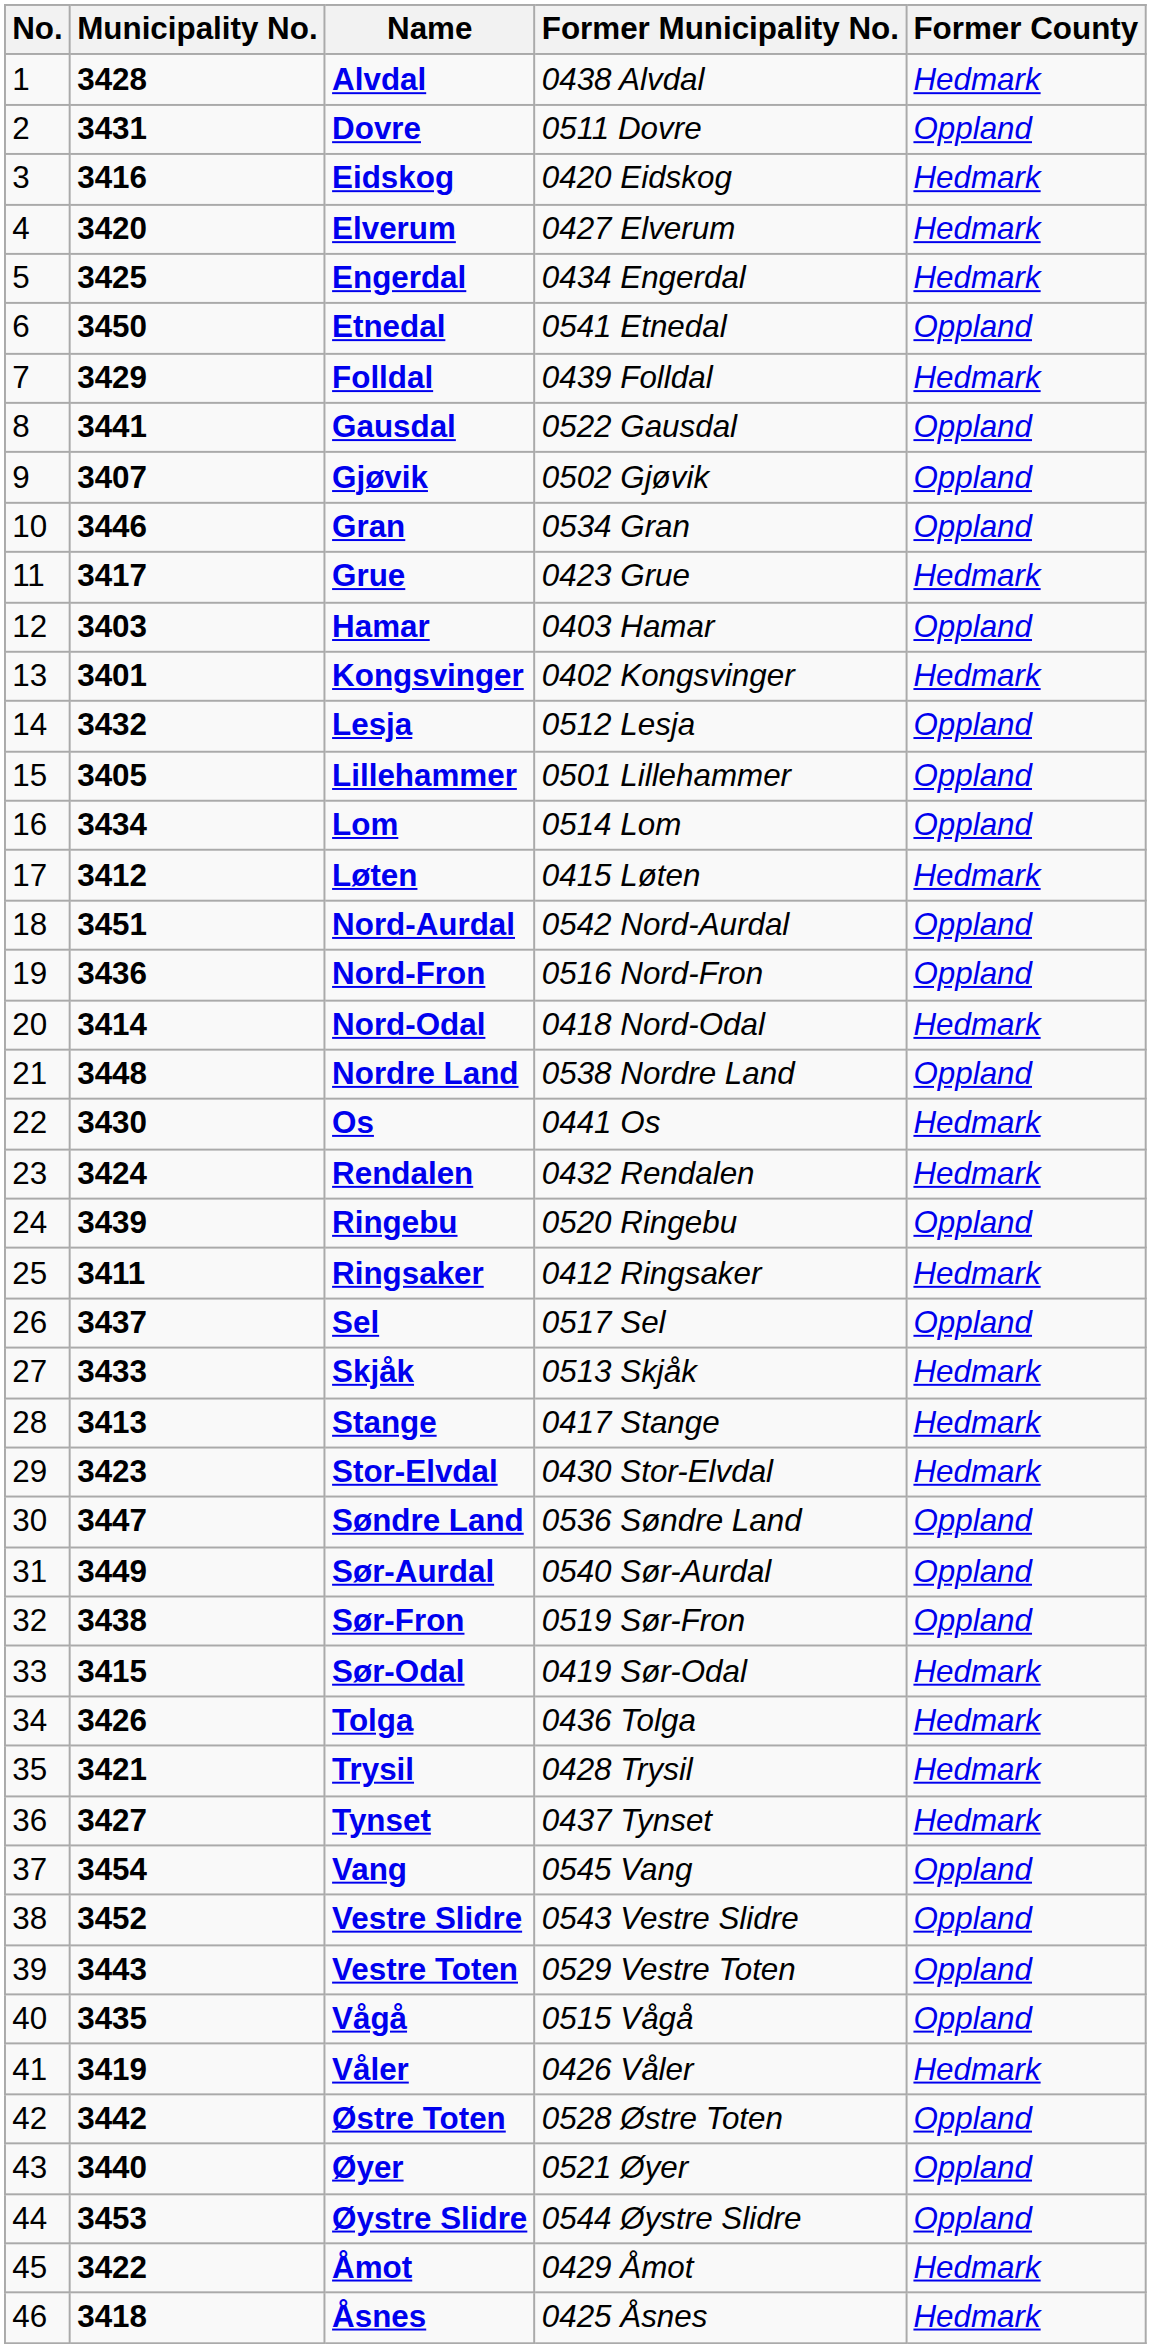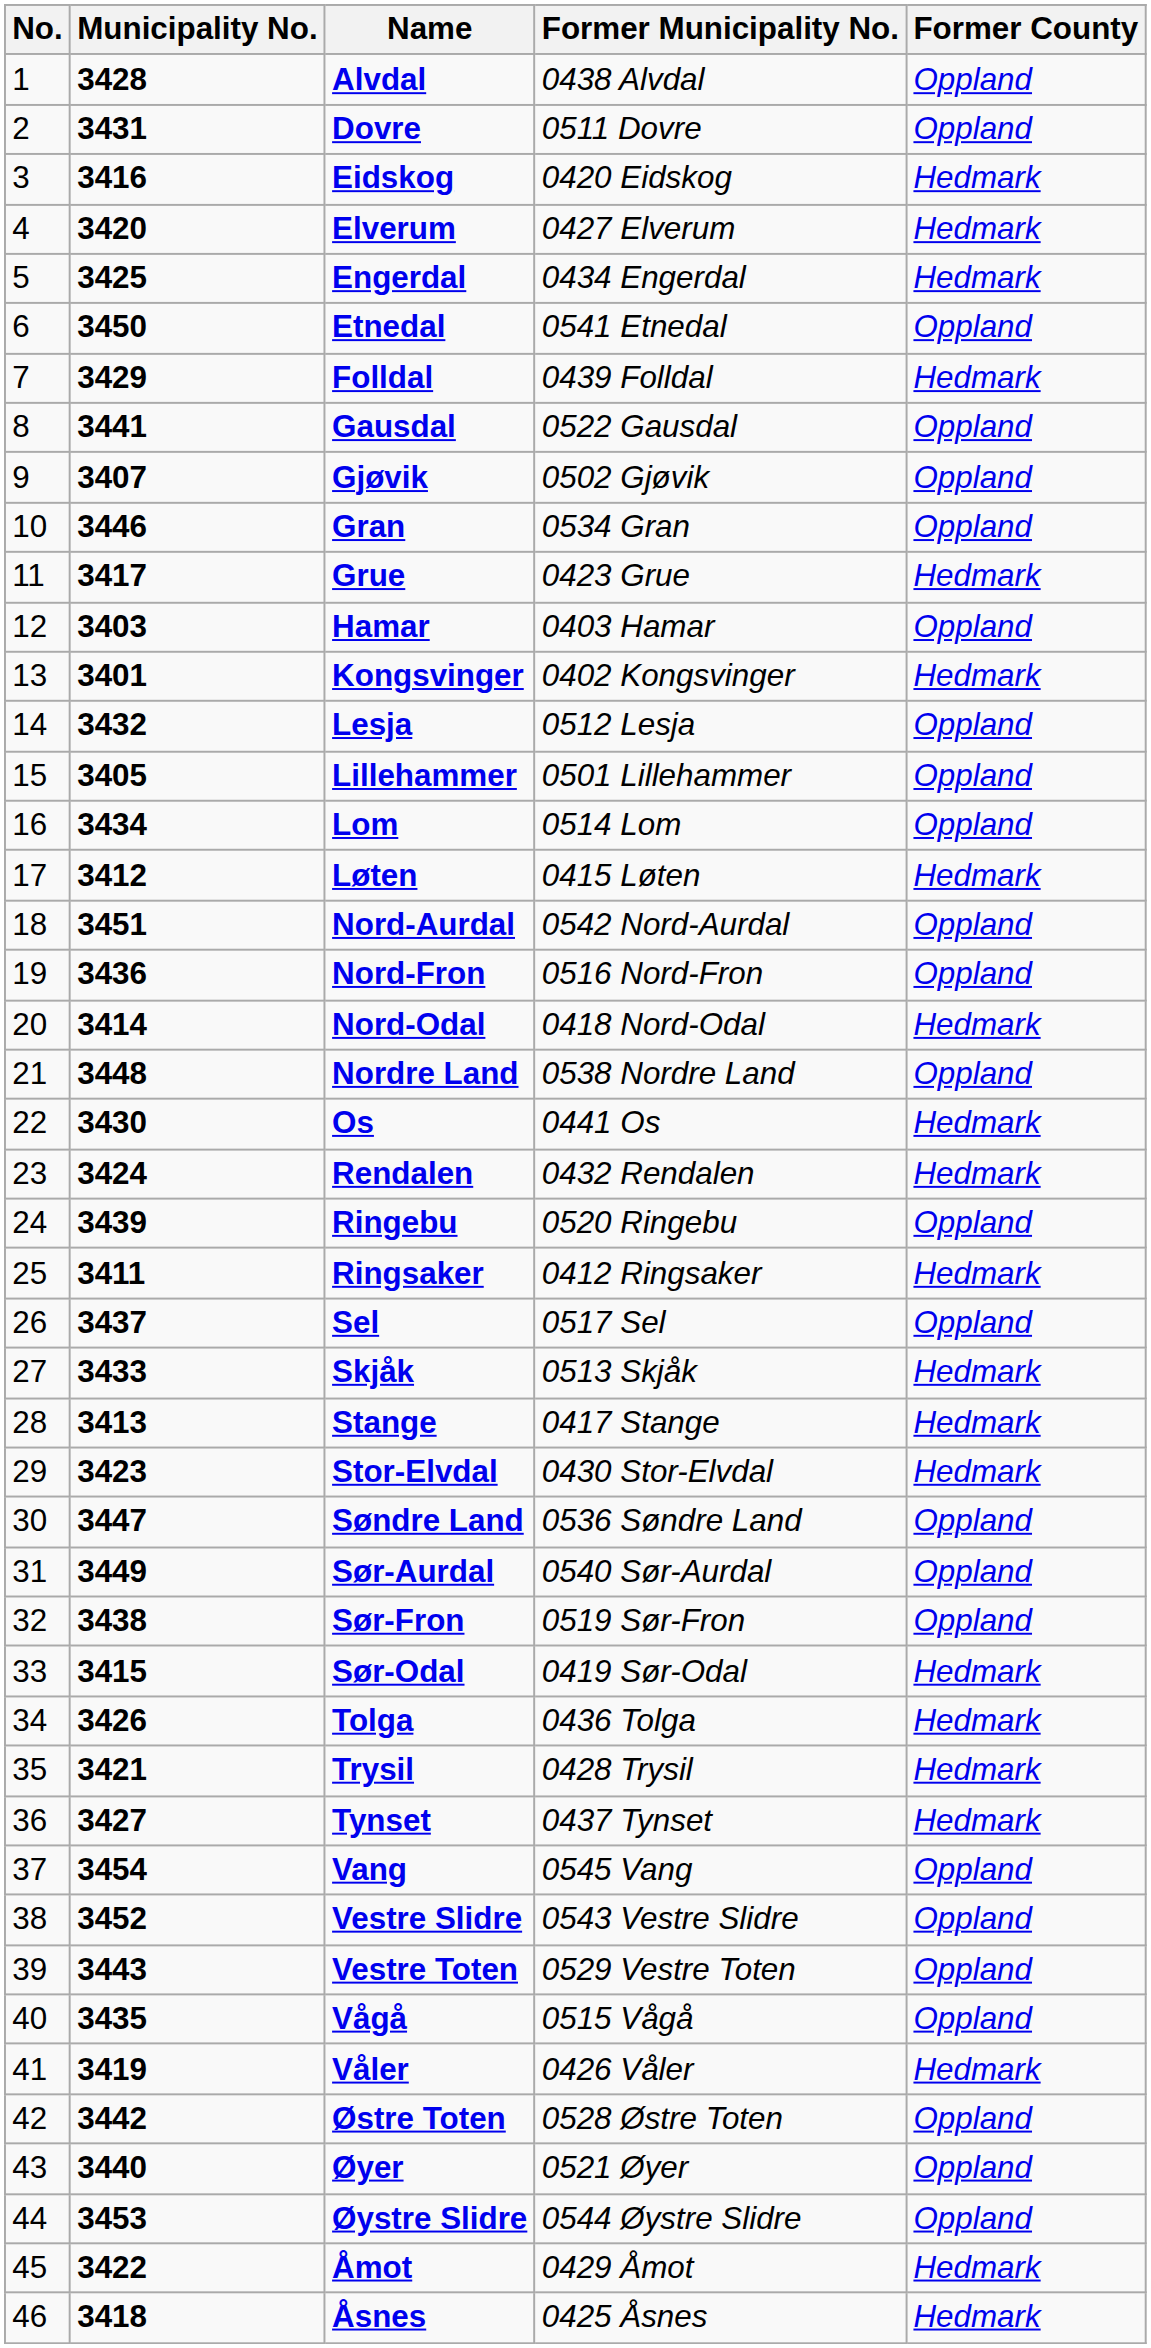(977, 79) Hedmark -> (973, 79) Oppland
